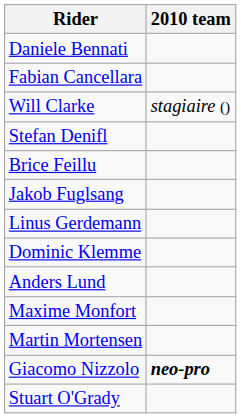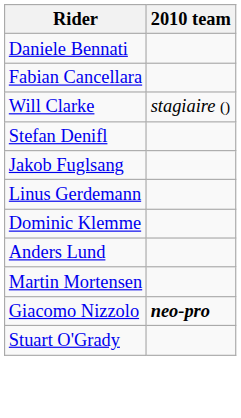- row: (53, 164)
- row: (72, 310)
